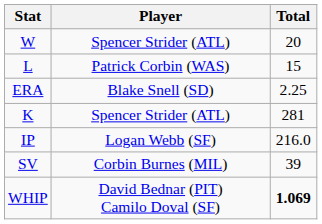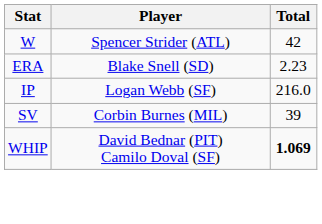(293, 41) 20 -> (293, 41) 42
- row: (28, 66)
(293, 90) 2.25 -> (293, 66) 2.23
- row: (28, 115)
